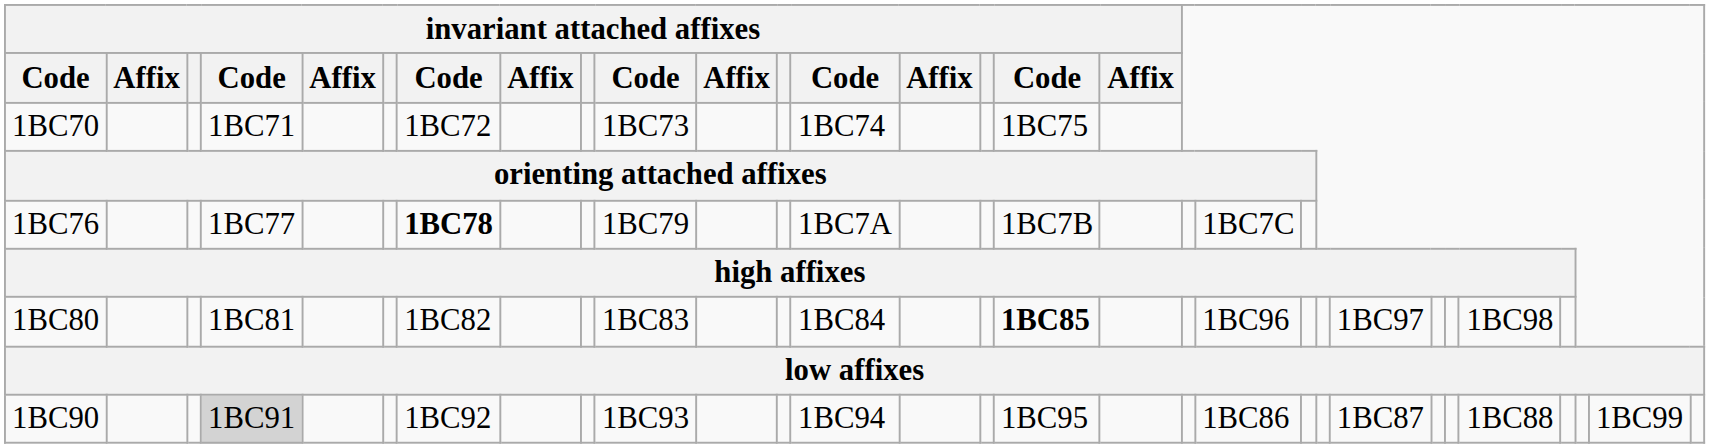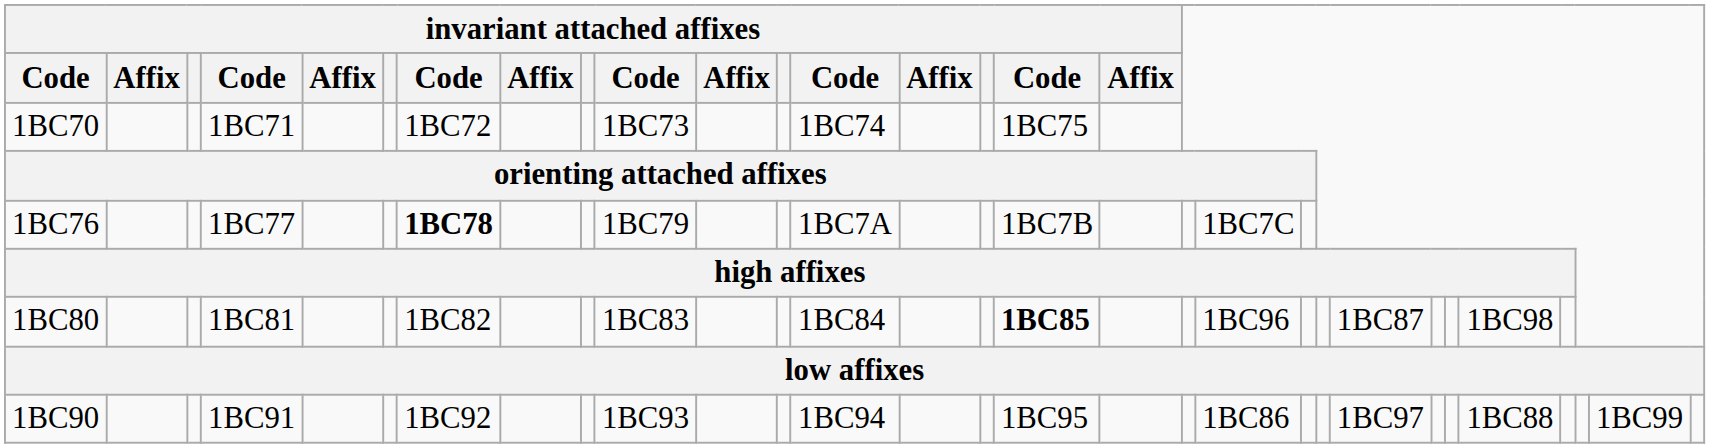(1380, 321) 1BC97 -> (1380, 321) 1BC87
(252, 418) lightgrey background -> (252, 418) no background
(1380, 418) 1BC87 -> (1380, 418) 1BC97
